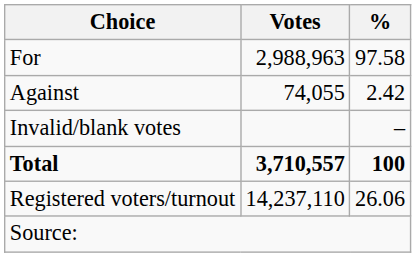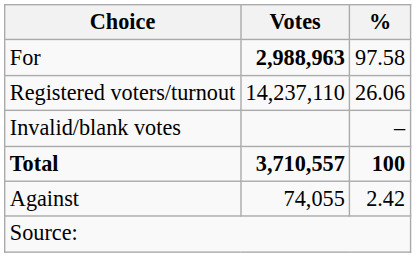(300, 57) normal -> (300, 57) bold
rows swapped: (44, 92) <-> (123, 198)
